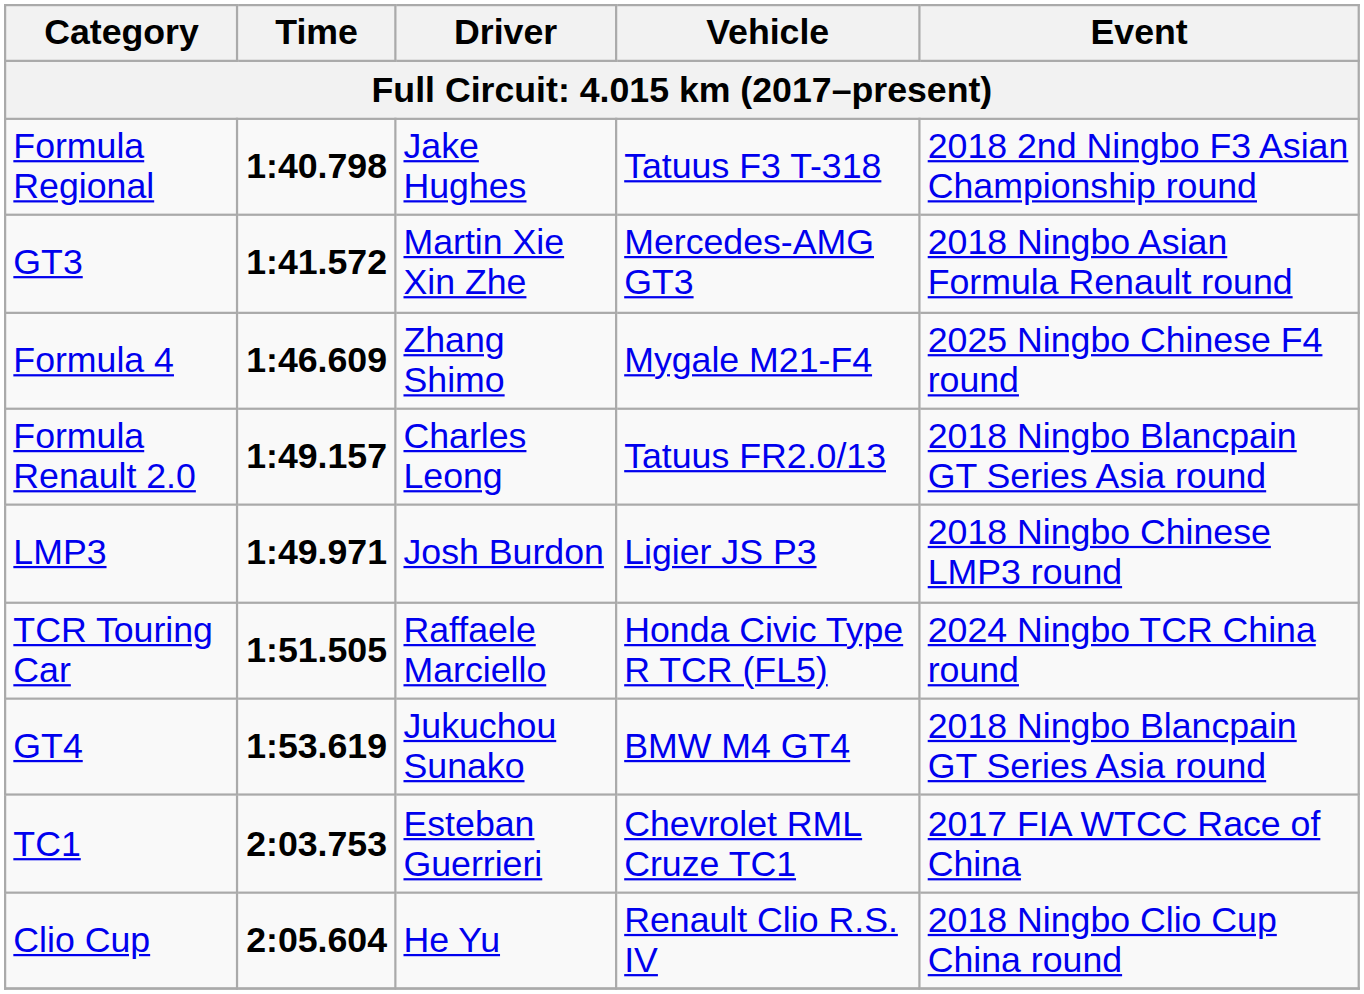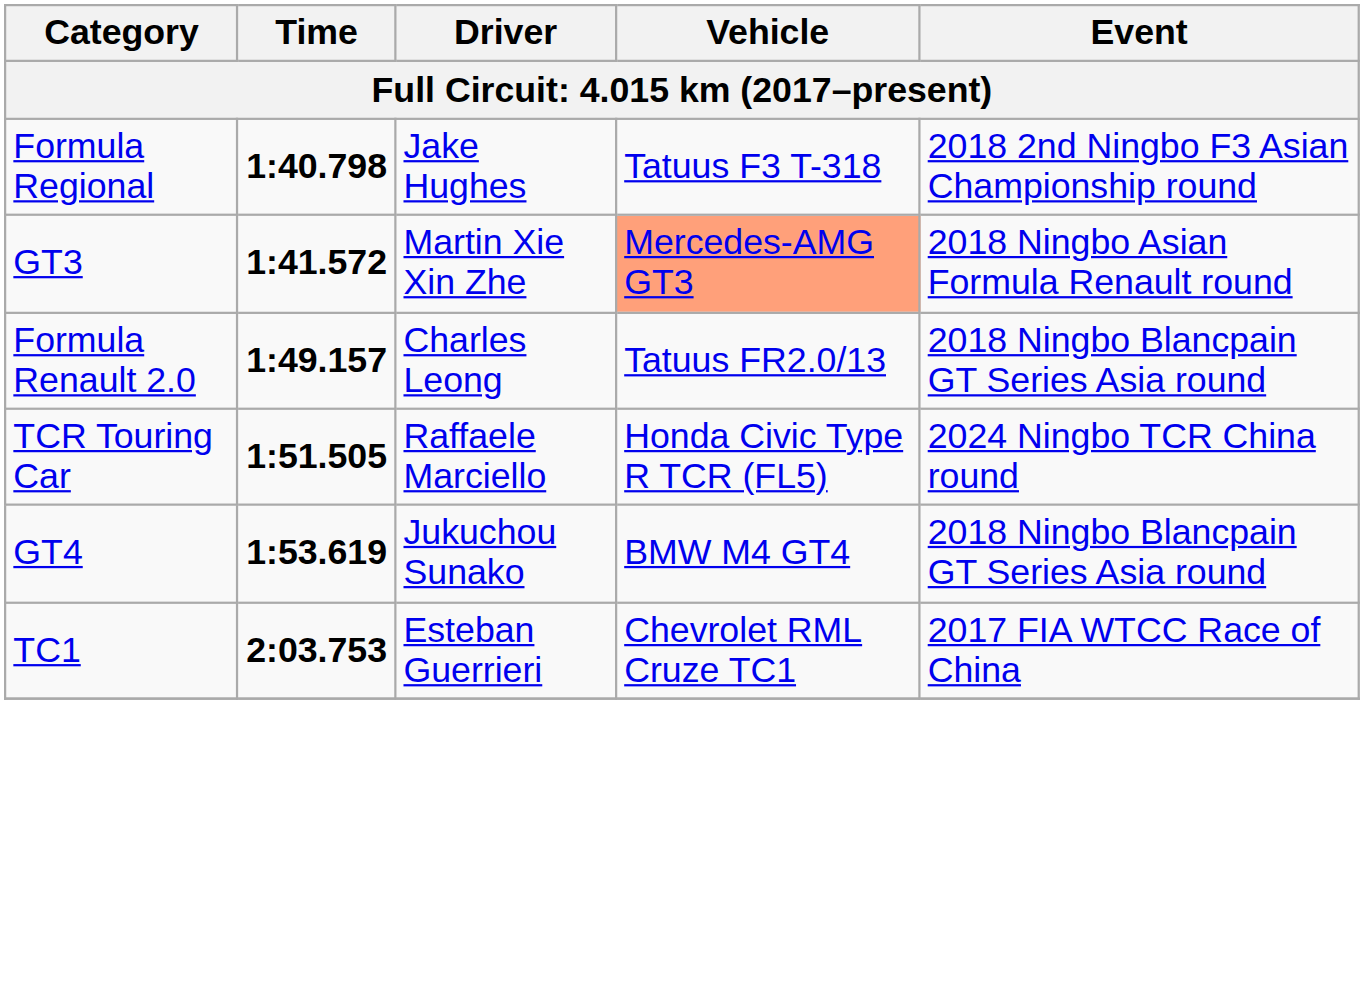(749, 262) no background -> (749, 262) lightsalmon background
- row: (94, 359)
- row: (60, 552)
- row: (82, 939)
